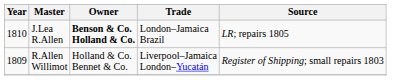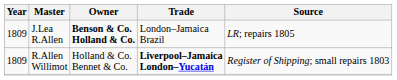(17, 34) 1810 -> (17, 34) 1809
(178, 61) normal -> (181, 61) bold
